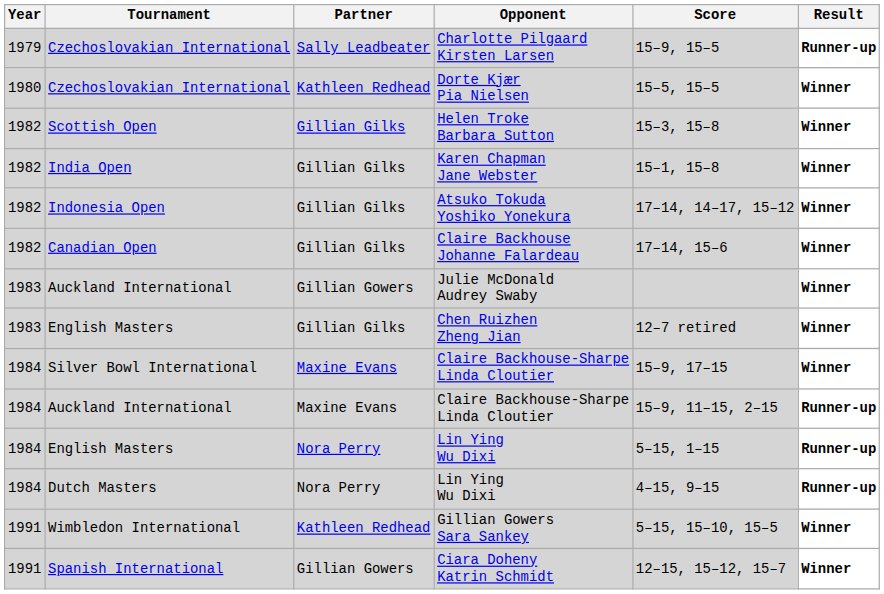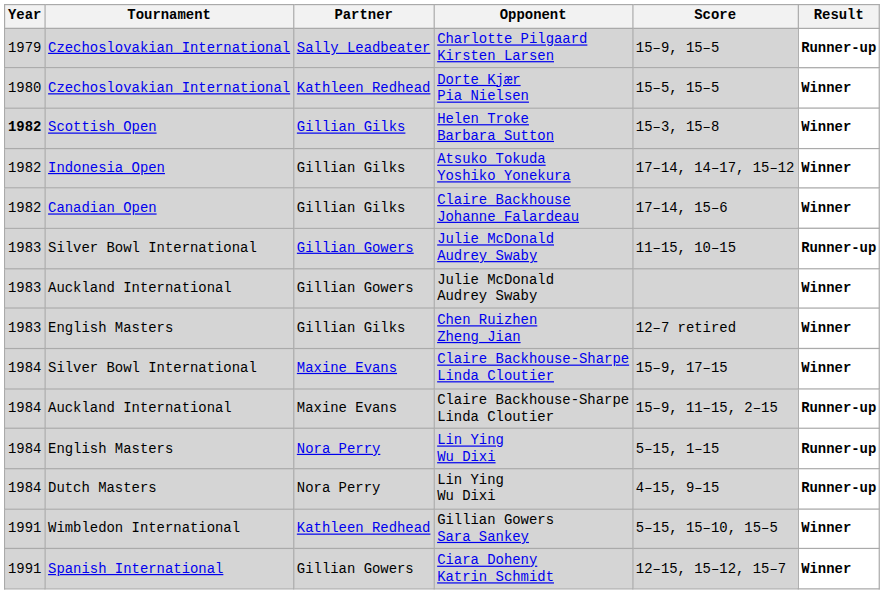(25, 128) normal -> (25, 128) bold
- row: (90, 168)
+ row: (152, 248)
